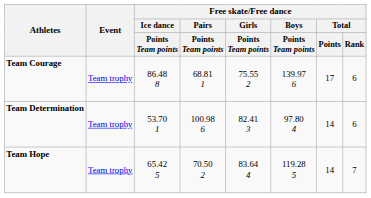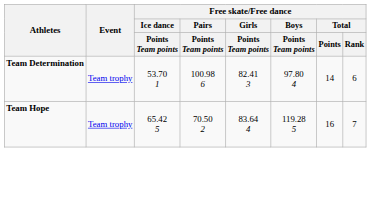- row: (34, 63)
(330, 170) 14 -> (330, 124) 16
